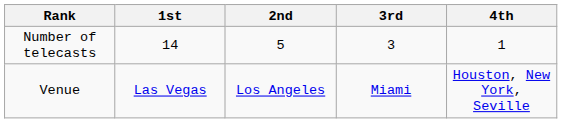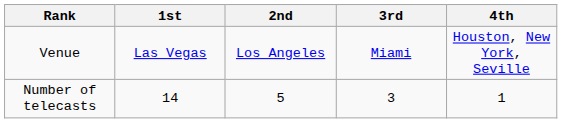rows swapped: (60, 91) <-> (60, 45)
